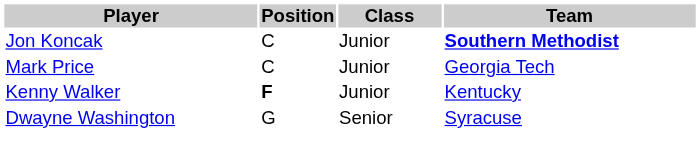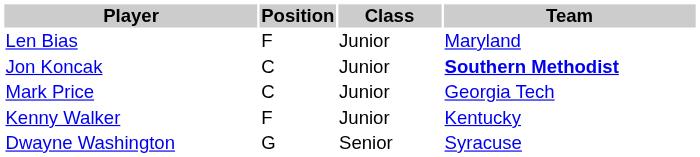+ row: (42, 41)
(267, 92) bold -> (267, 117) normal
